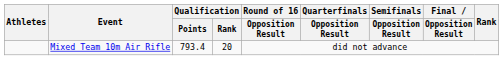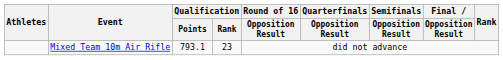(192, 47) 793.4 -> (192, 47) 793.1
(227, 47) 20 -> (227, 47) 23
